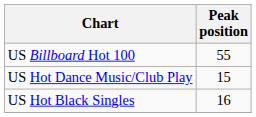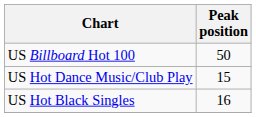(224, 54) 55 -> (224, 54) 50
